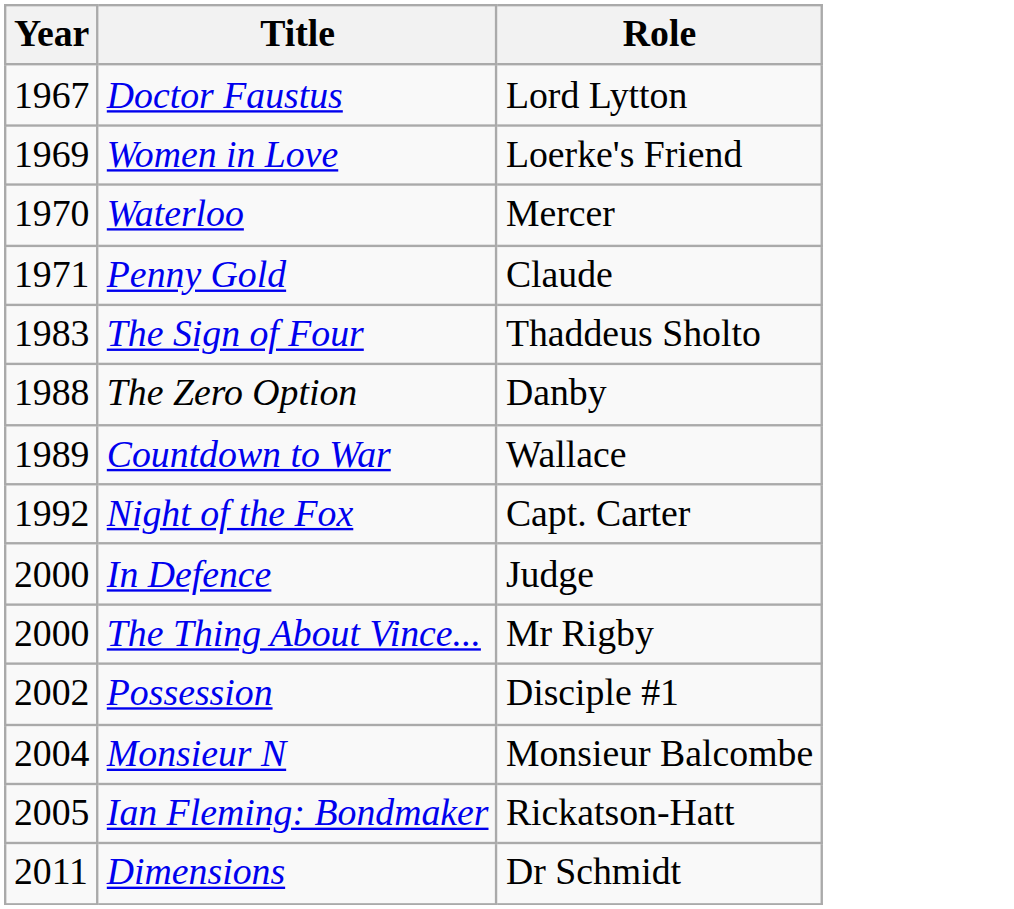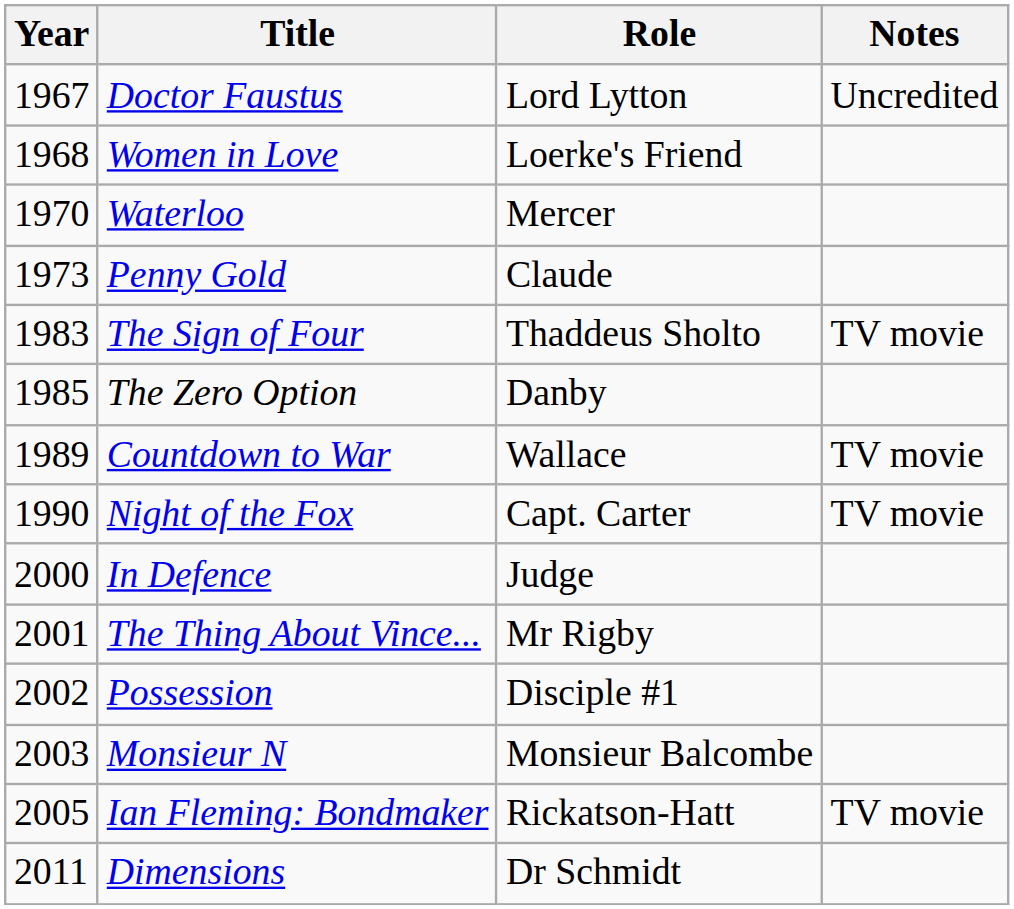+ column: (914, 34)
(52, 154) 1969 -> (52, 154) 1968
(52, 273) 1971 -> (52, 273) 1973
(52, 393) 1988 -> (52, 393) 1985
(52, 513) 1992 -> (52, 513) 1990
(52, 633) 2000 -> (52, 633) 2001
(52, 753) 2004 -> (52, 753) 2003
